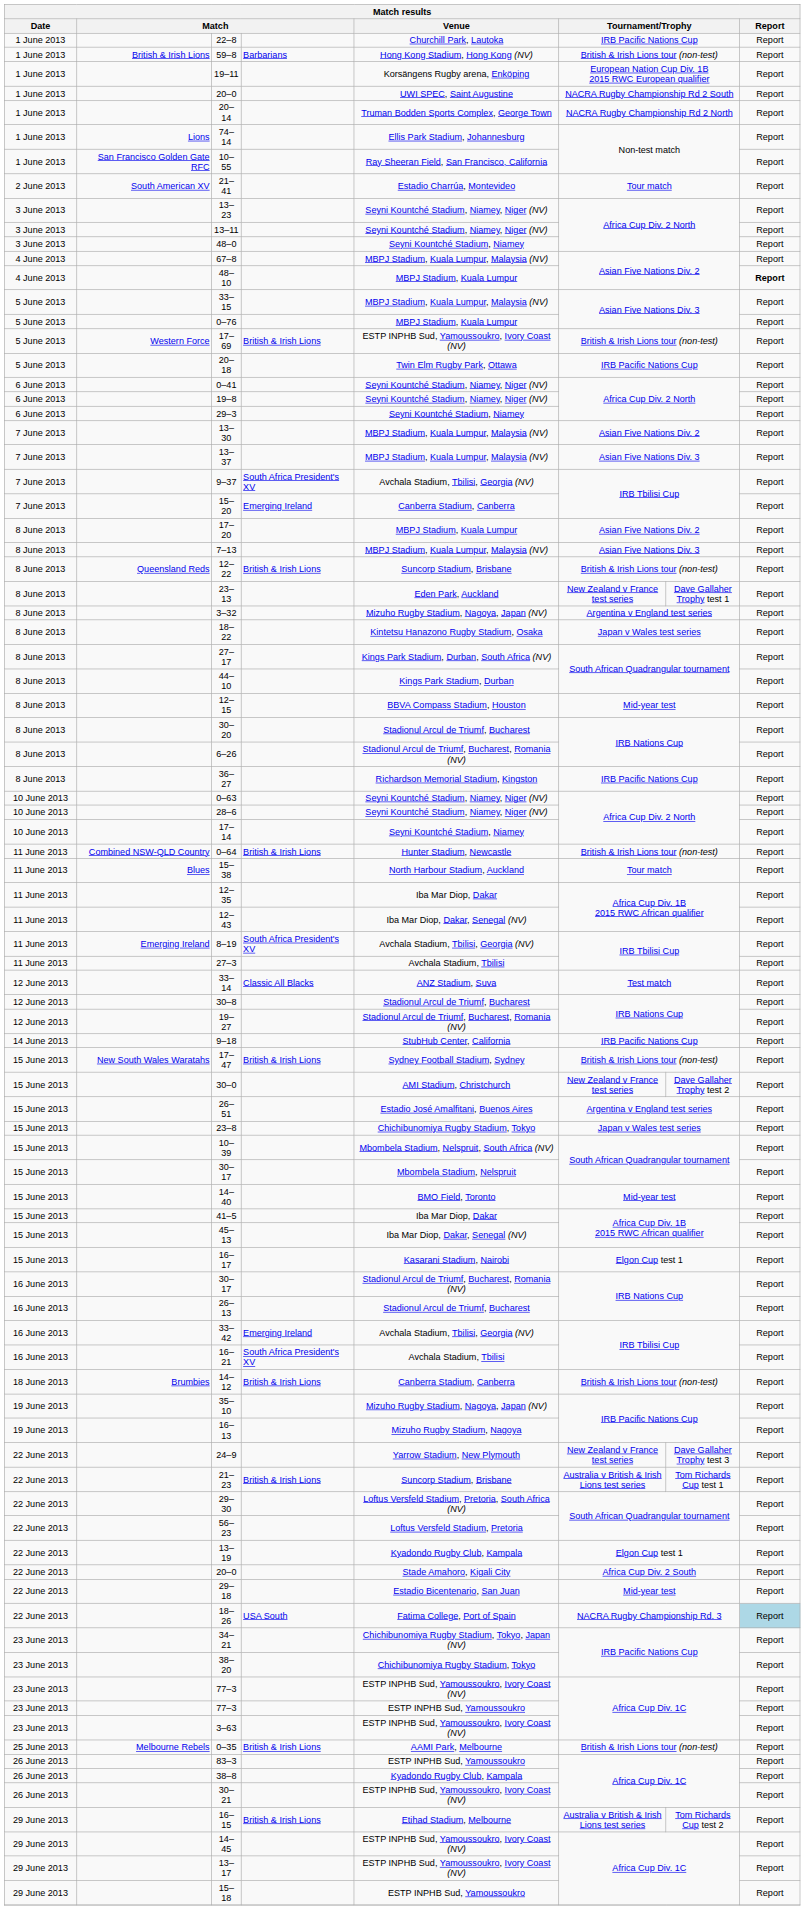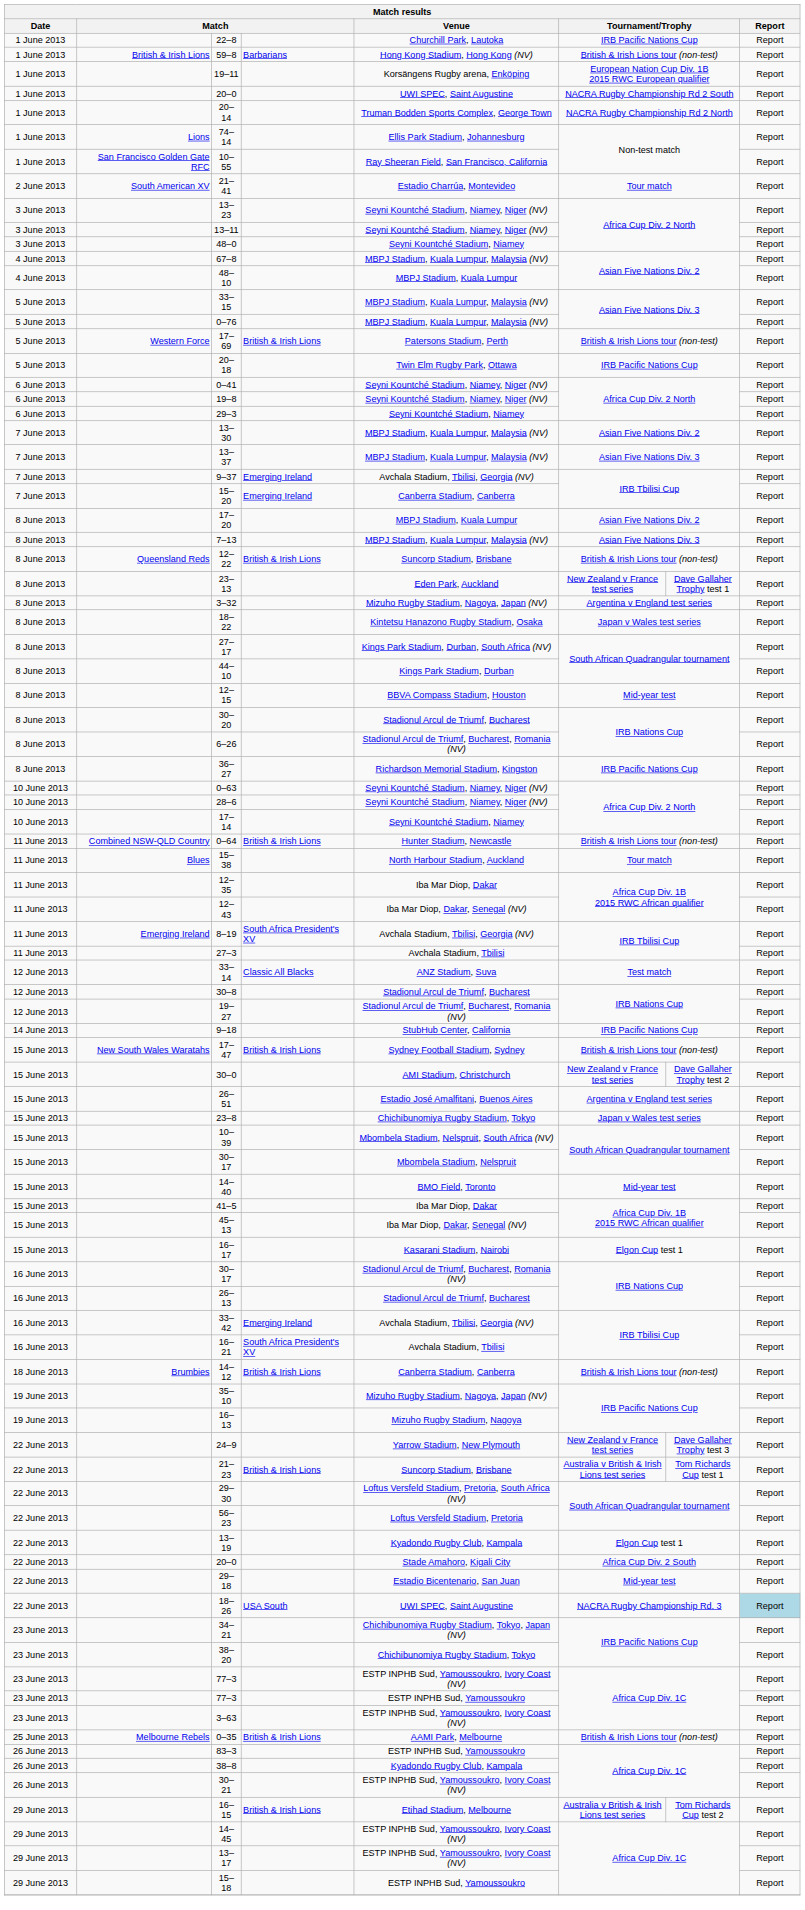(770, 278) bold -> (770, 278) normal
(456, 322) MBPJ Stadium, Kuala Lumpur -> (456, 322) MBPJ Stadium, Kuala Lumpur, Malaysia (NV)
(456, 341) ESTP INPHB Sud, Yamoussoukro, Ivory Coast (NV) -> (456, 341) Patersons Stadium, Perth
(291, 482) South Africa President's XV -> (278, 477) Emerging Ireland
(456, 1616) Fatima College, Port of Spain -> (456, 1606) UWI SPEC, Saint Augustine
